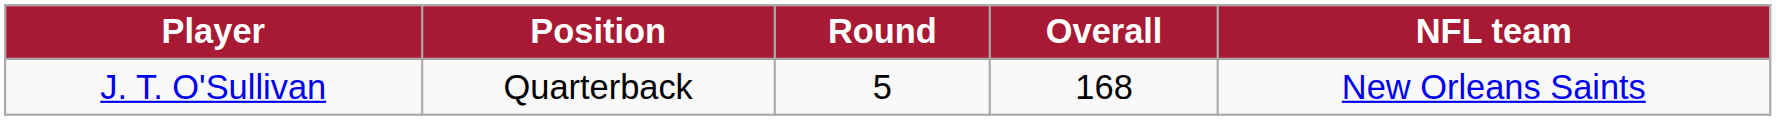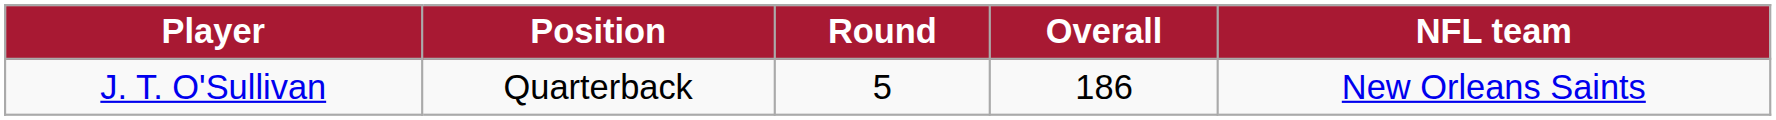(1104, 86) 168 -> (1104, 86) 186
